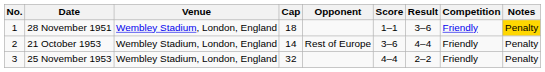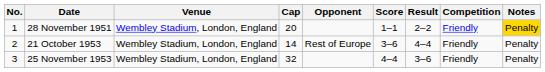(291, 28) 18 -> (291, 28) 20
(423, 28) 3–6 -> (423, 28) 2–2
(423, 59) 2–2 -> (423, 59) 3–6
